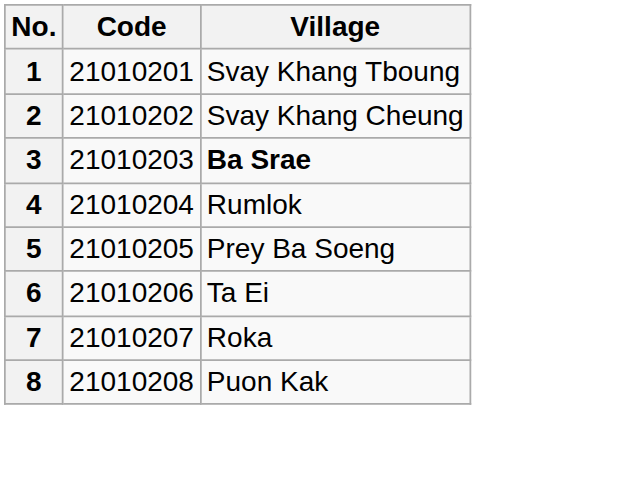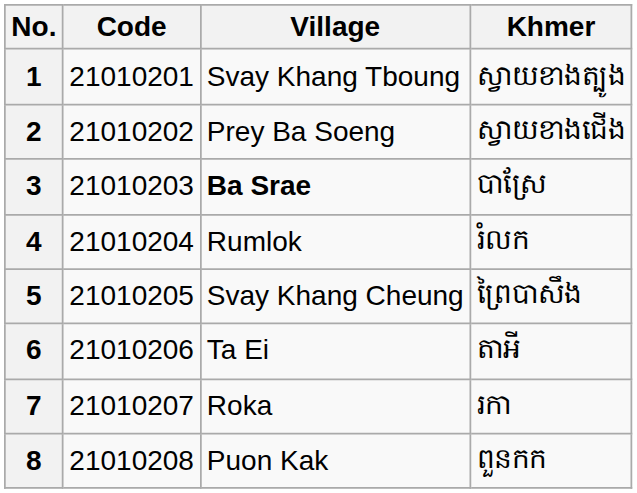+ column: (551, 26)
(335, 115) Svay Khang Cheung -> (301, 131) Prey Ba Soeng
(301, 248) Prey Ba Soeng -> (335, 295) Svay Khang Cheung
